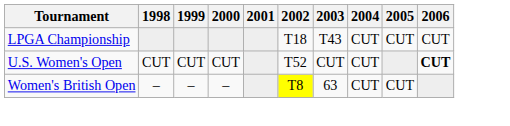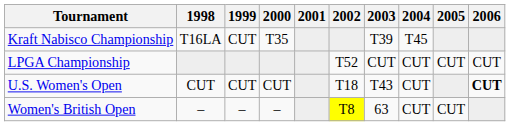+ row: (91, 39)
(295, 39) T18 -> (347, 62) T52
(330, 39) T43 -> (381, 62) CUT
(295, 62) T52 -> (347, 86) T18
(330, 62) CUT -> (381, 86) T43
